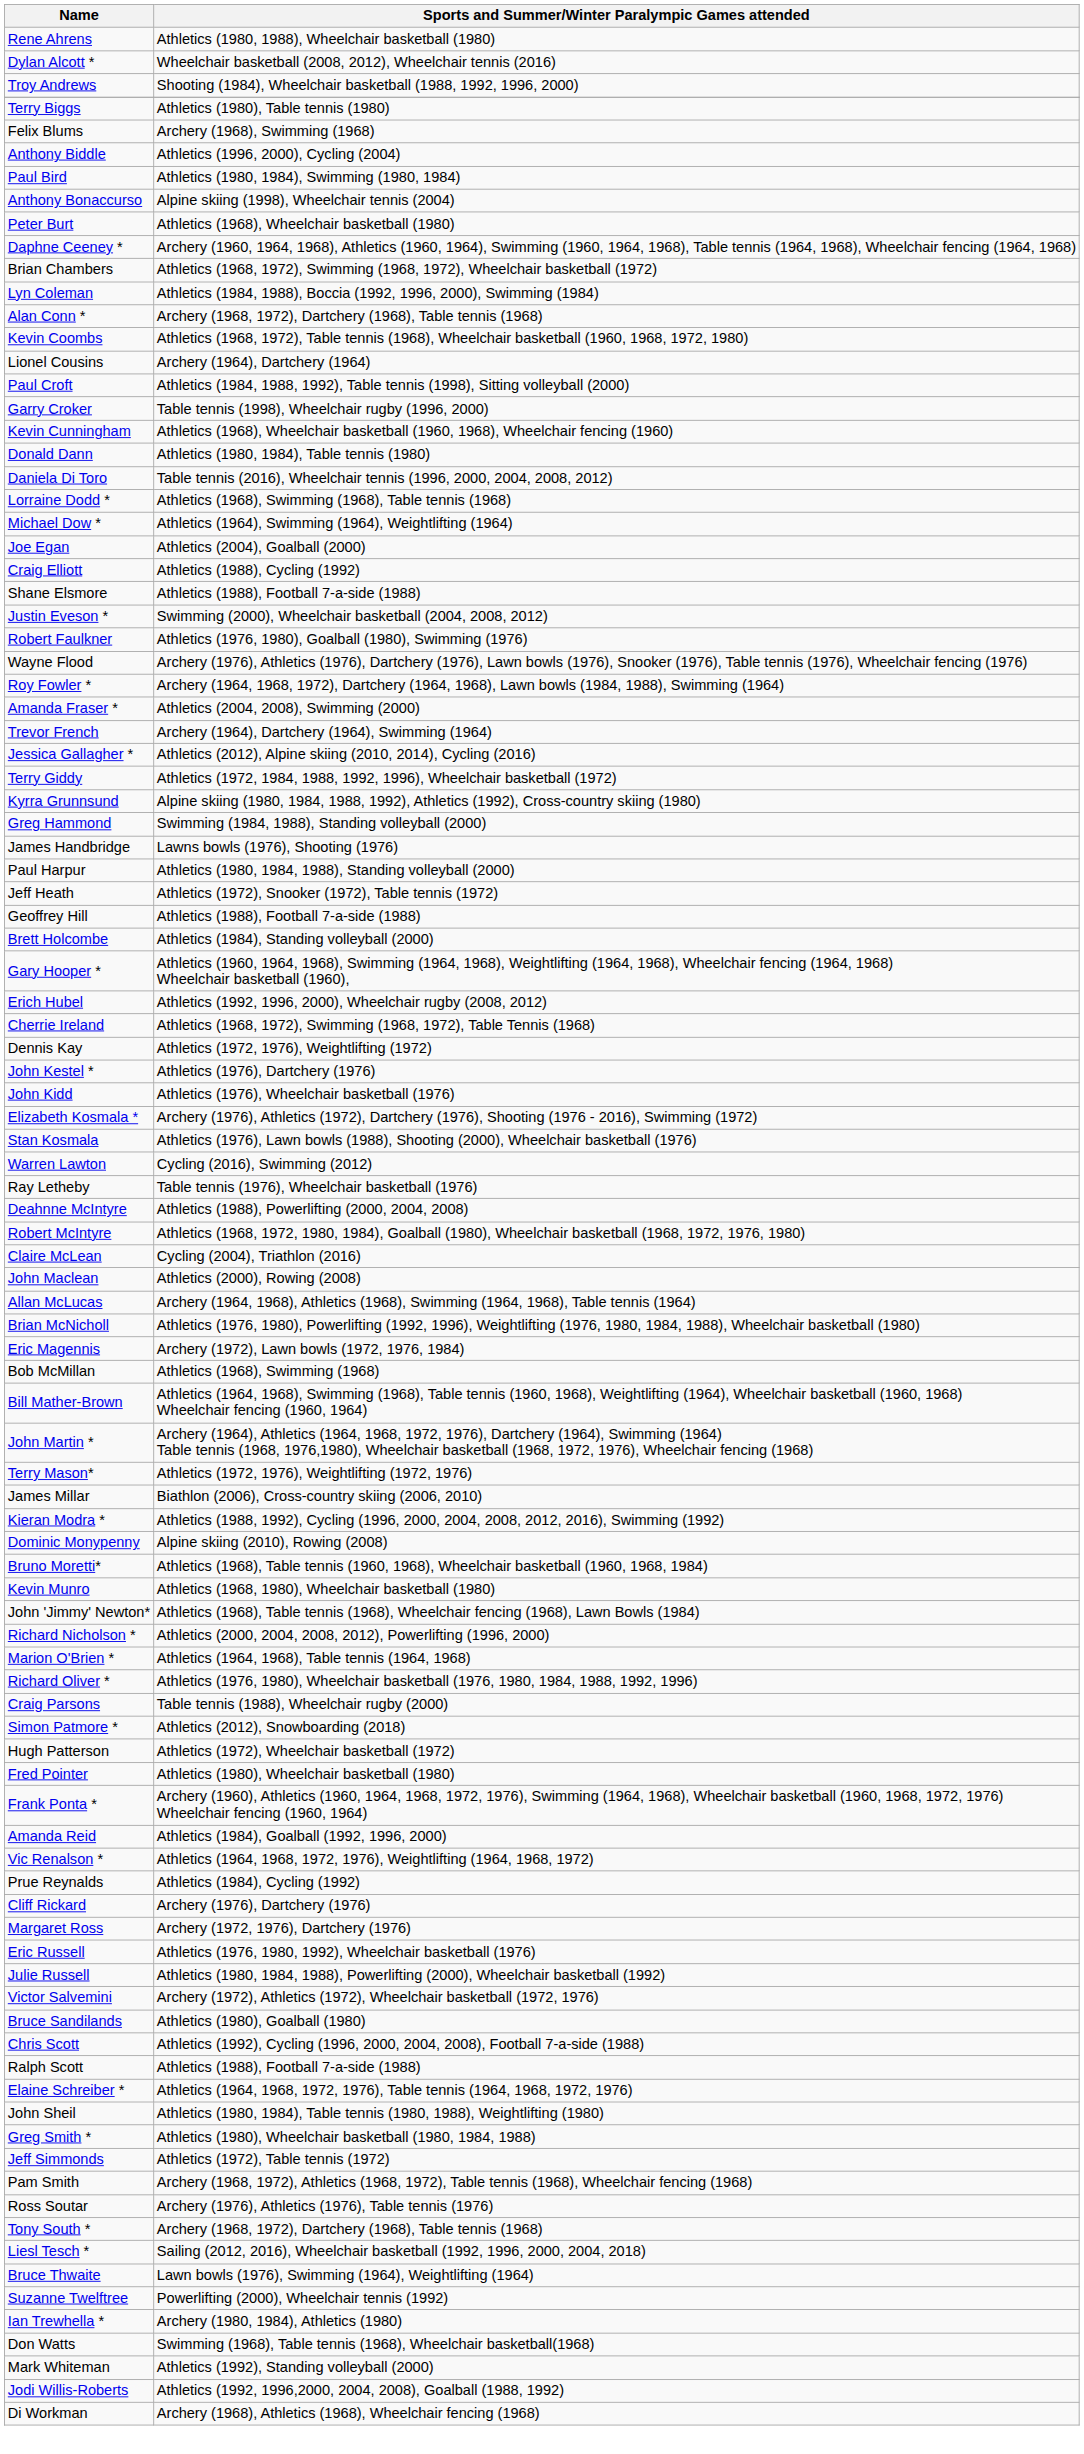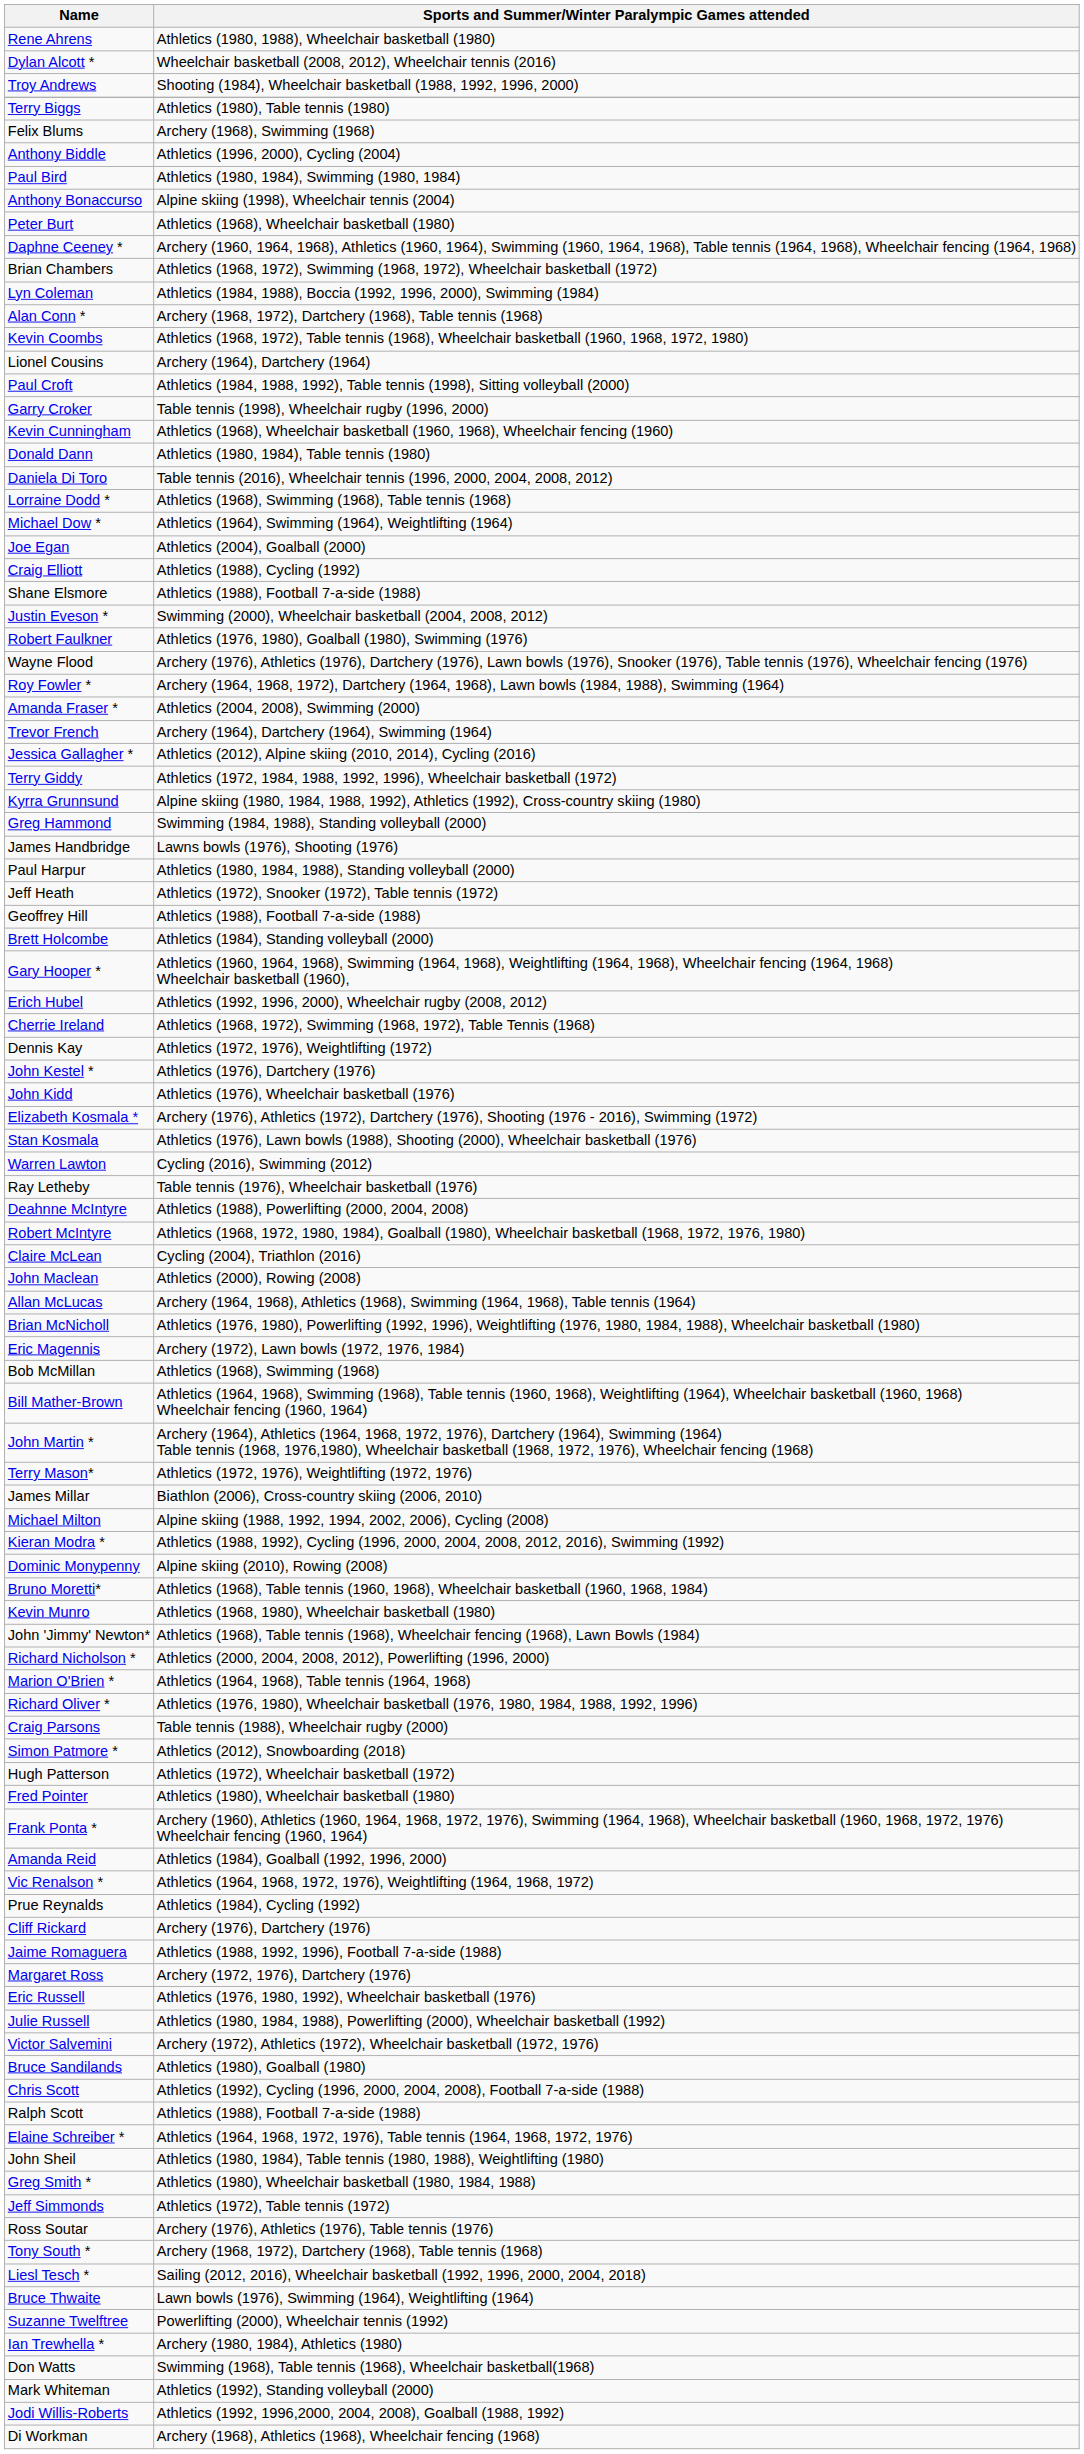+ row: (54, 1519)
+ row: (67, 1951)
- row: (43, 2182)
